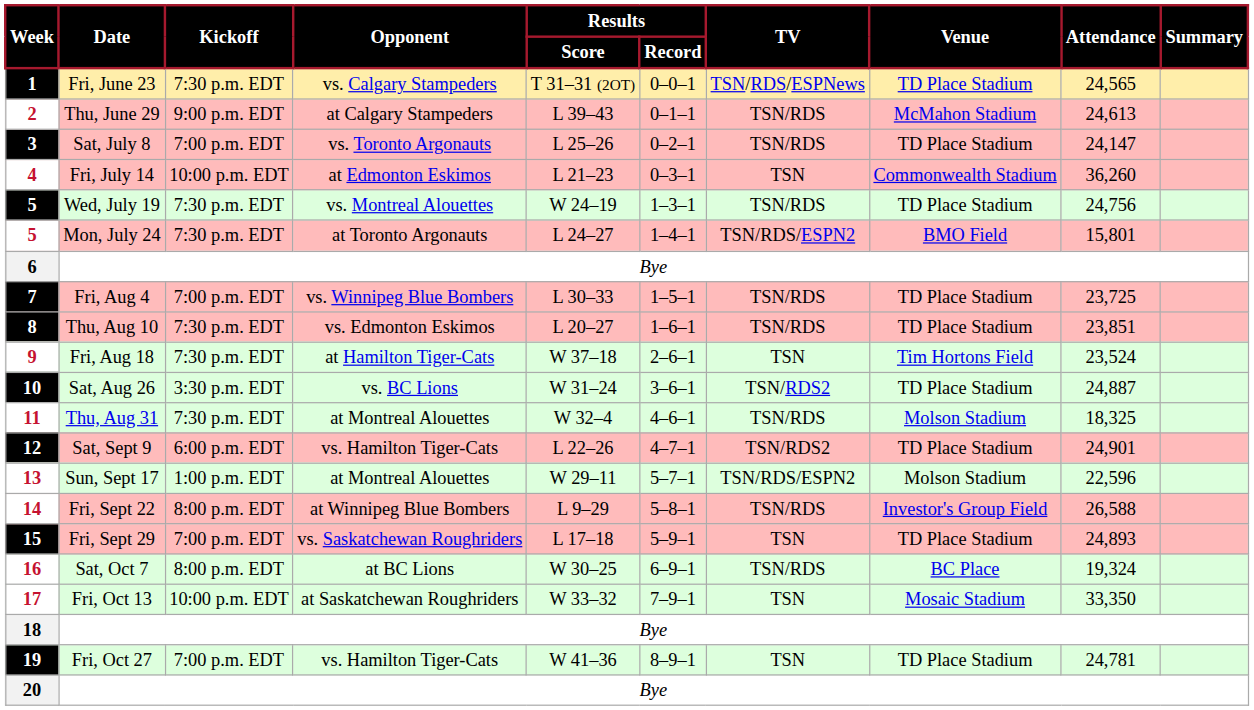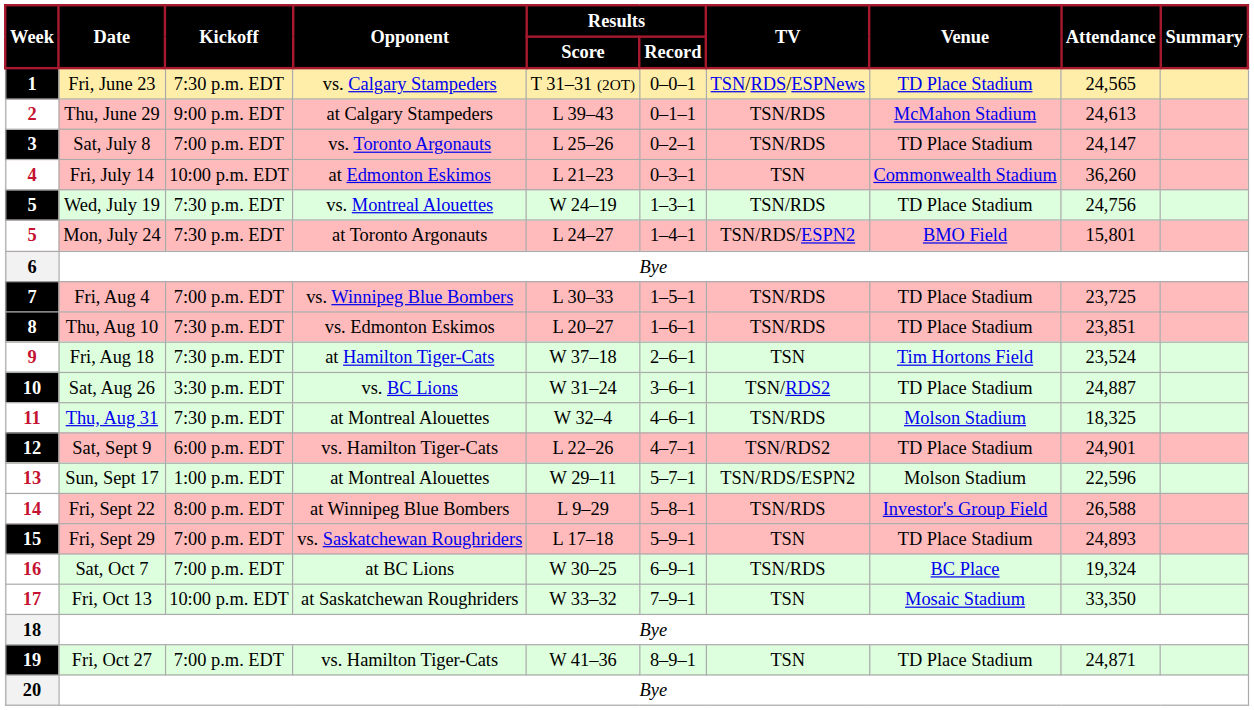(229, 569) 8:00 p.m. EDT -> (229, 569) 7:00 p.m. EDT
(1111, 660) 24,781 -> (1111, 660) 24,871
